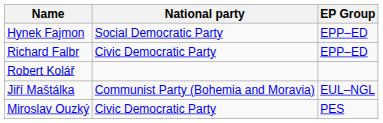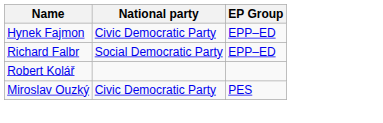(159, 33) Social Democratic Party -> (155, 33) Civic Democratic Party
(155, 52) Civic Democratic Party -> (159, 52) Social Democratic Party
- row: (41, 90)
